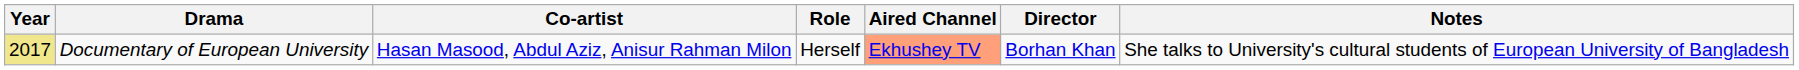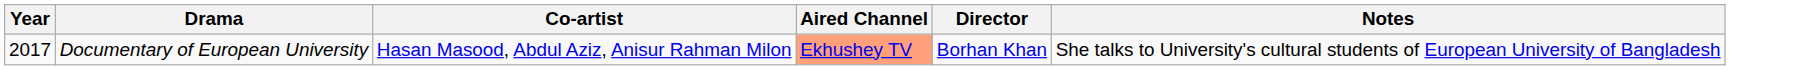- column: (830, 19)
(30, 49) khaki background -> (30, 49) no background
